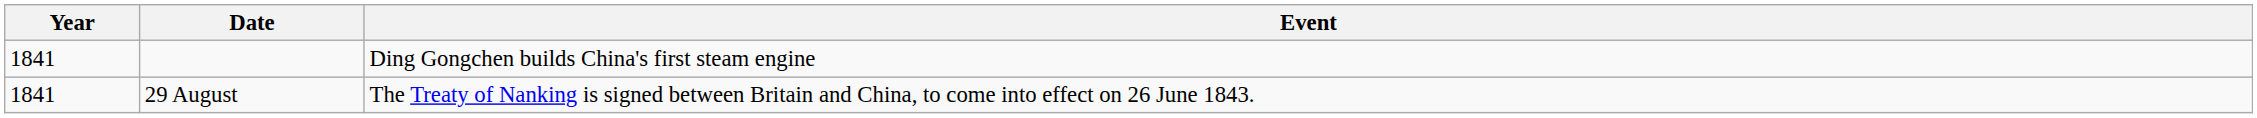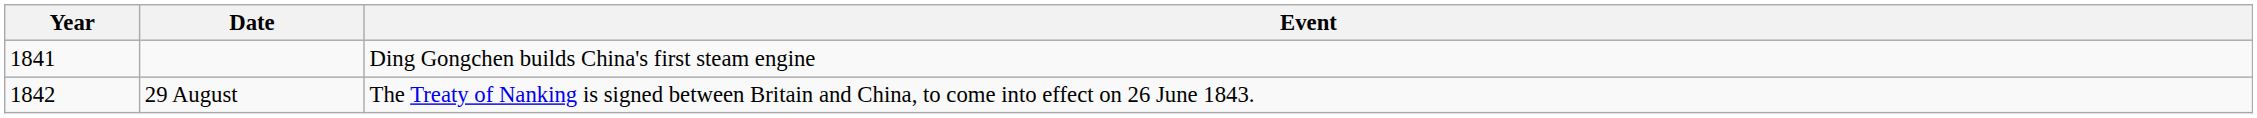(33, 94) 1841 -> (33, 94) 1842
